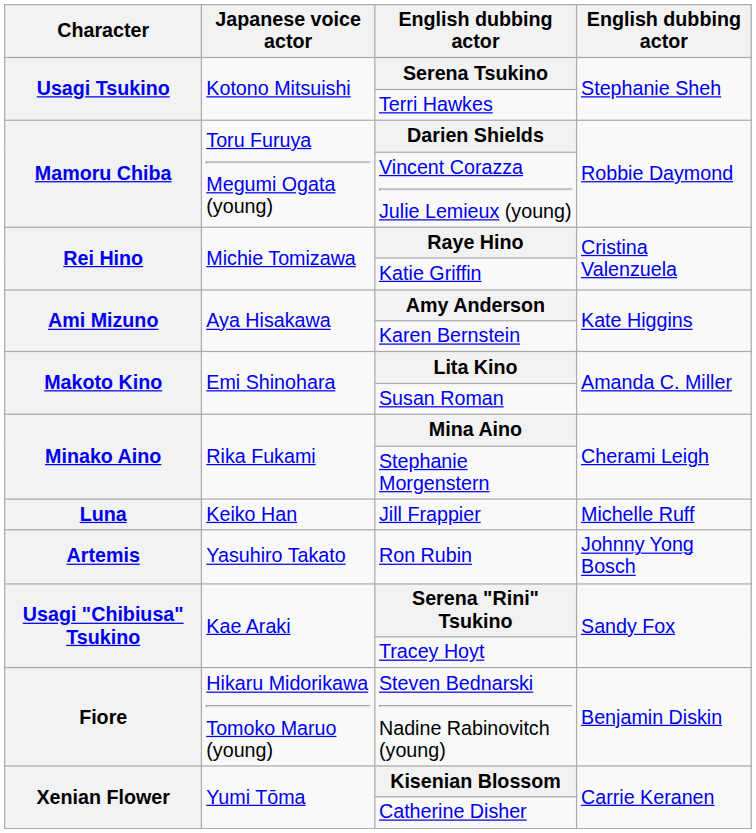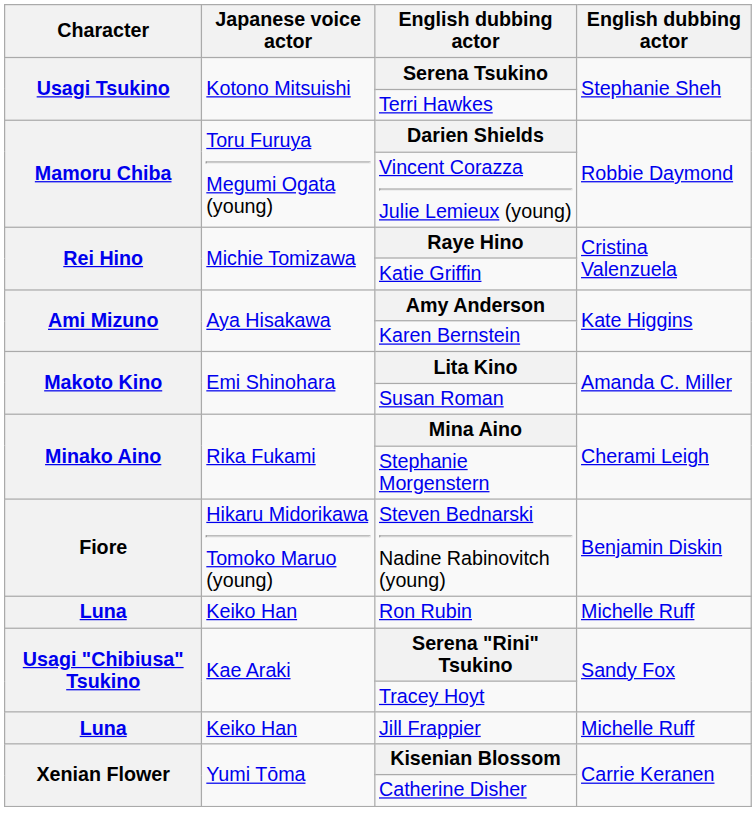rows swapped: (430, 514) <-> (475, 716)
(103, 556) Artemis -> (103, 612) Luna
(276, 556) Yasuhiro Takato -> (252, 612) Keiko Han
(637, 556) Johnny Yong Bosch -> (638, 612) Michelle Ruff
